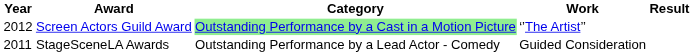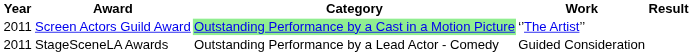(18, 26) 2012 -> (18, 26) 2011
